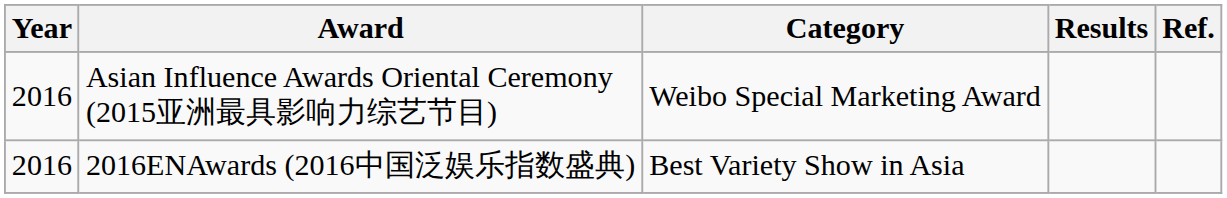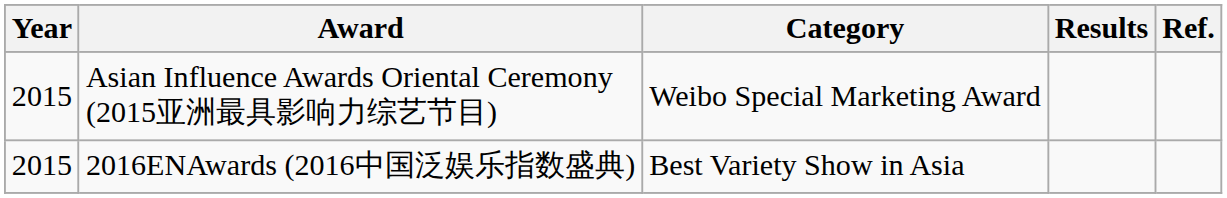(42, 95) 2016 -> (42, 95) 2015
(42, 166) 2016 -> (42, 166) 2015
